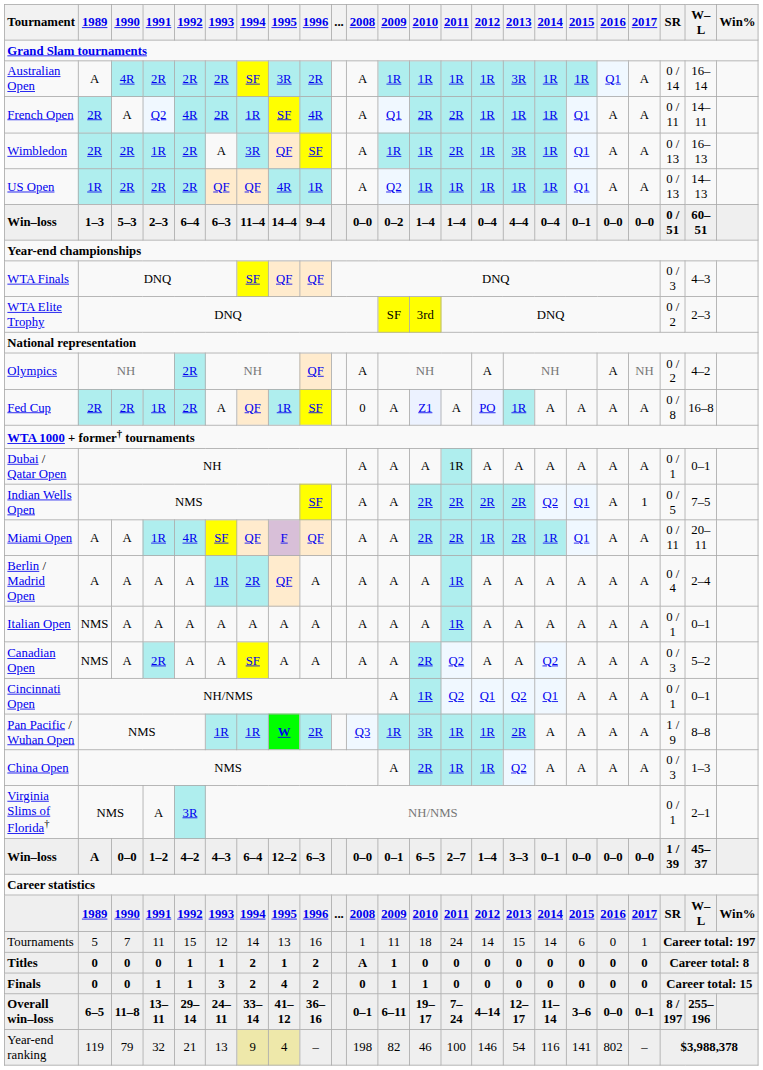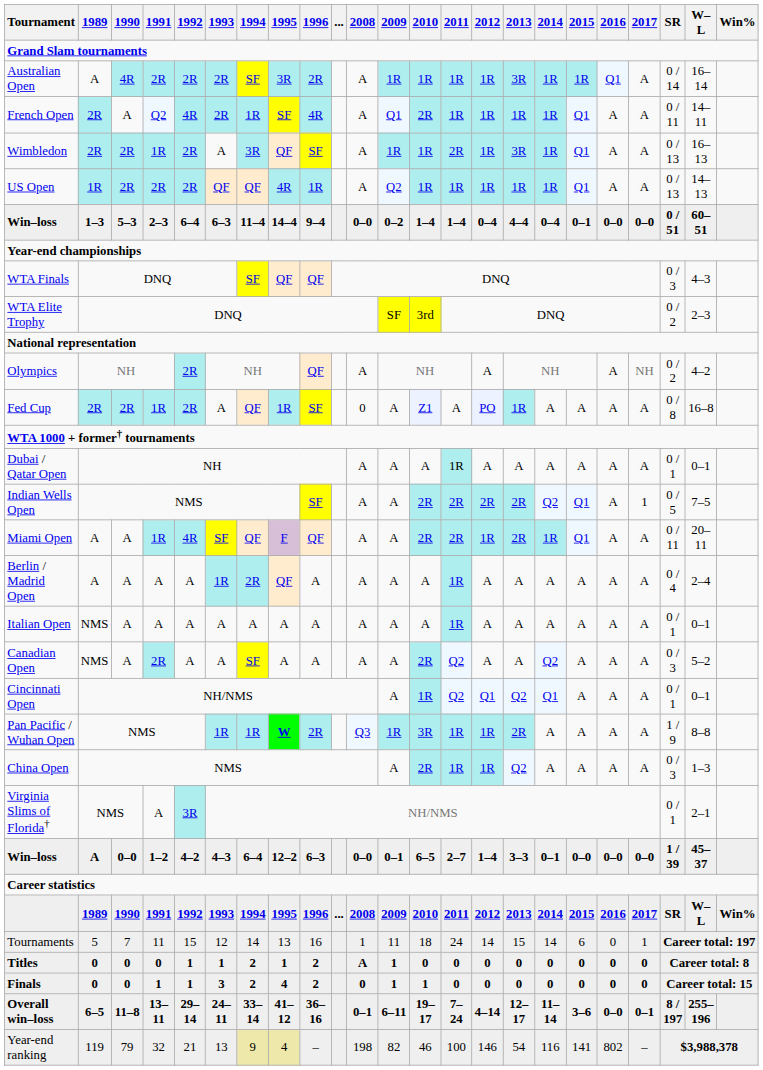(456, 115) 2R -> (456, 115) 1R
